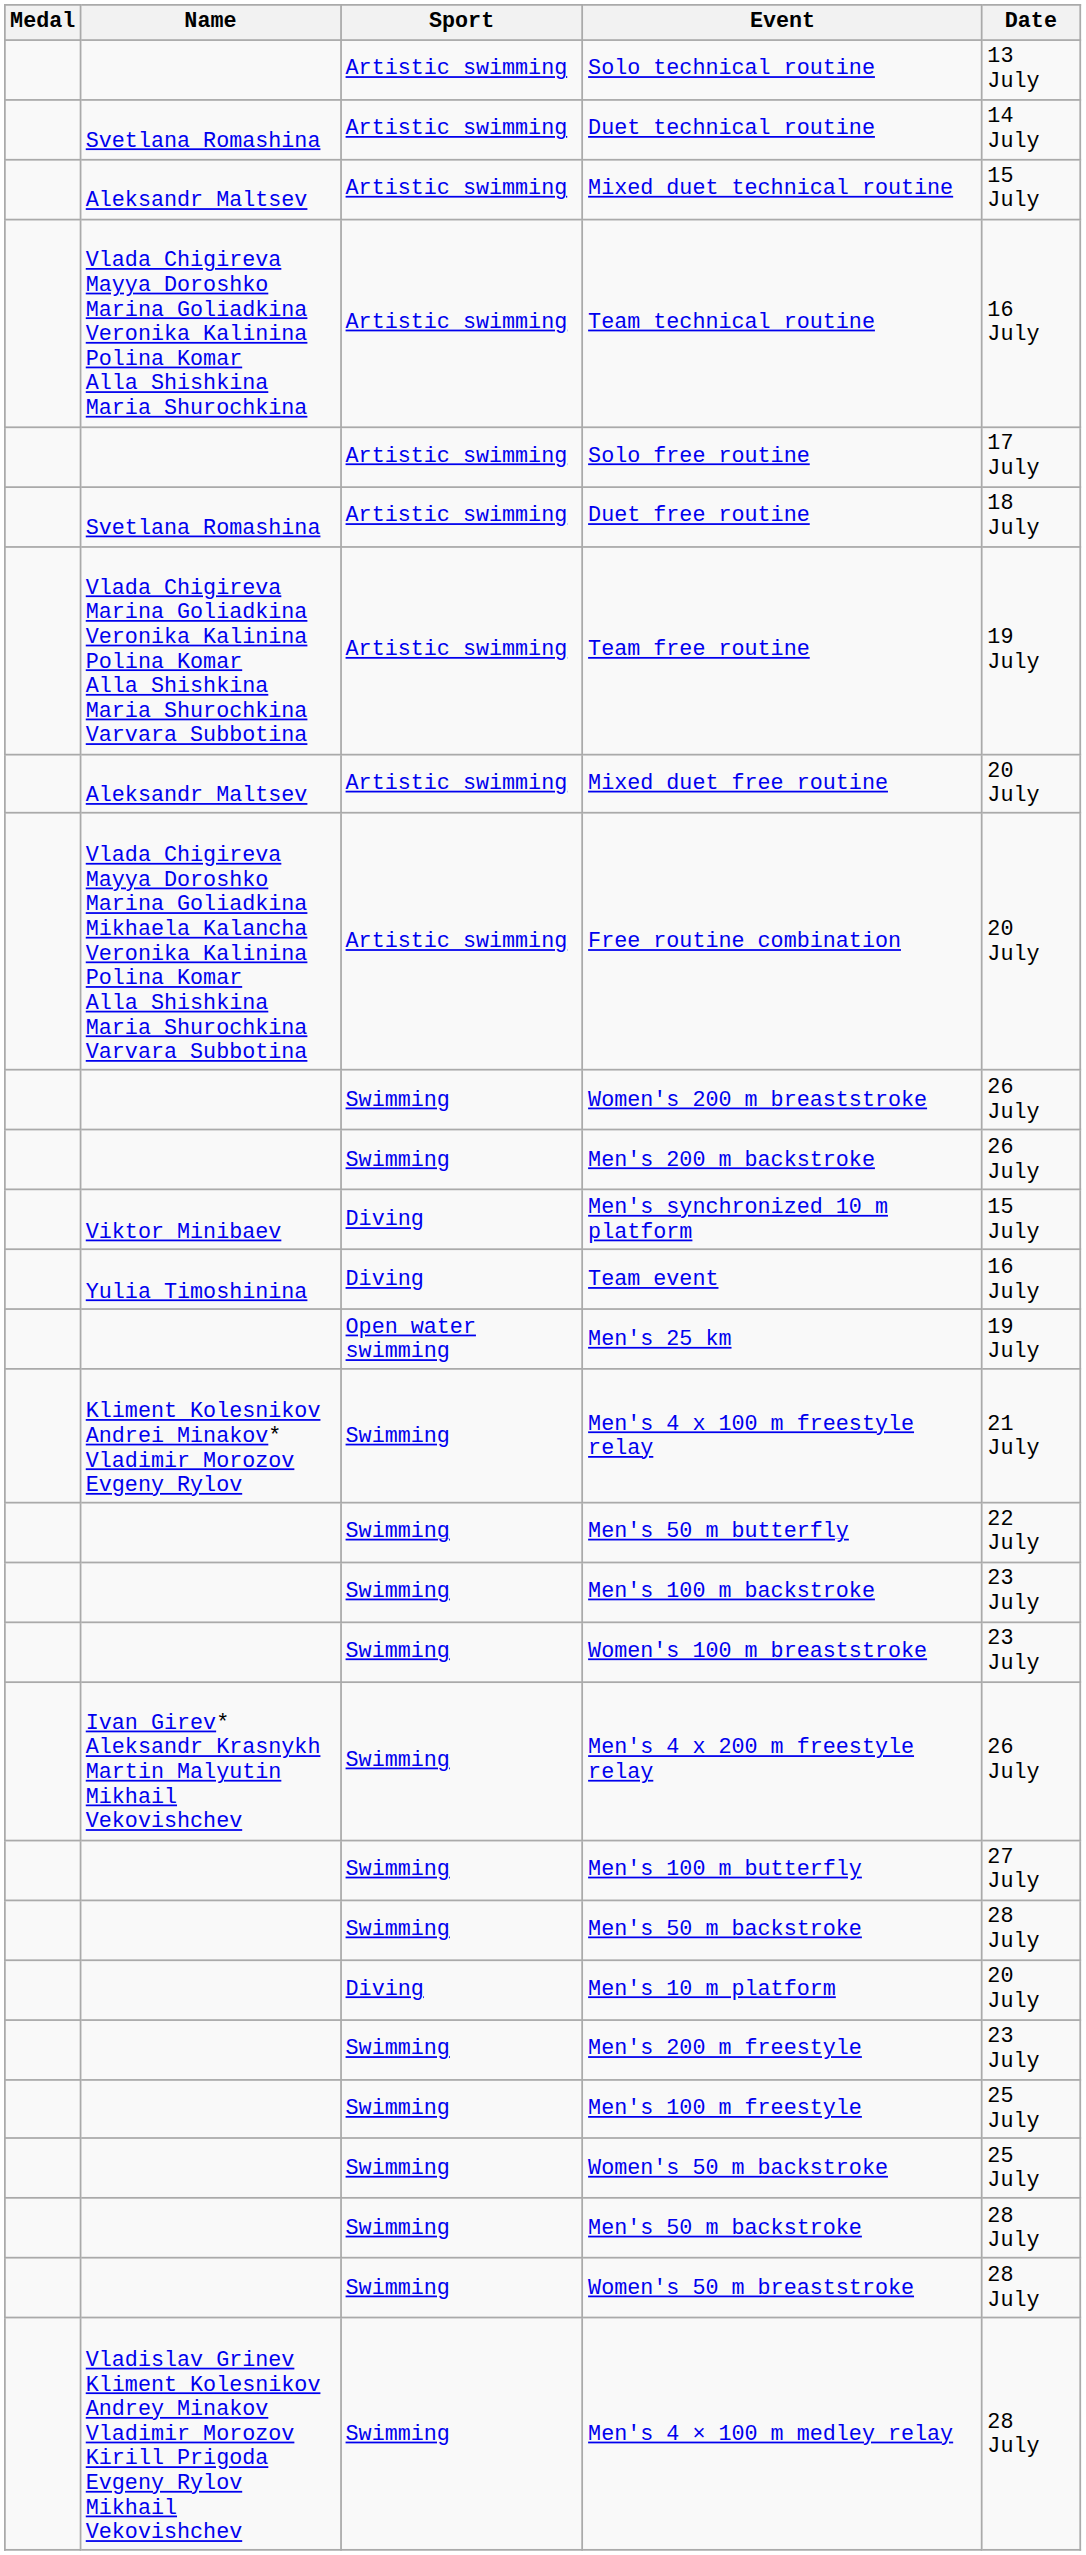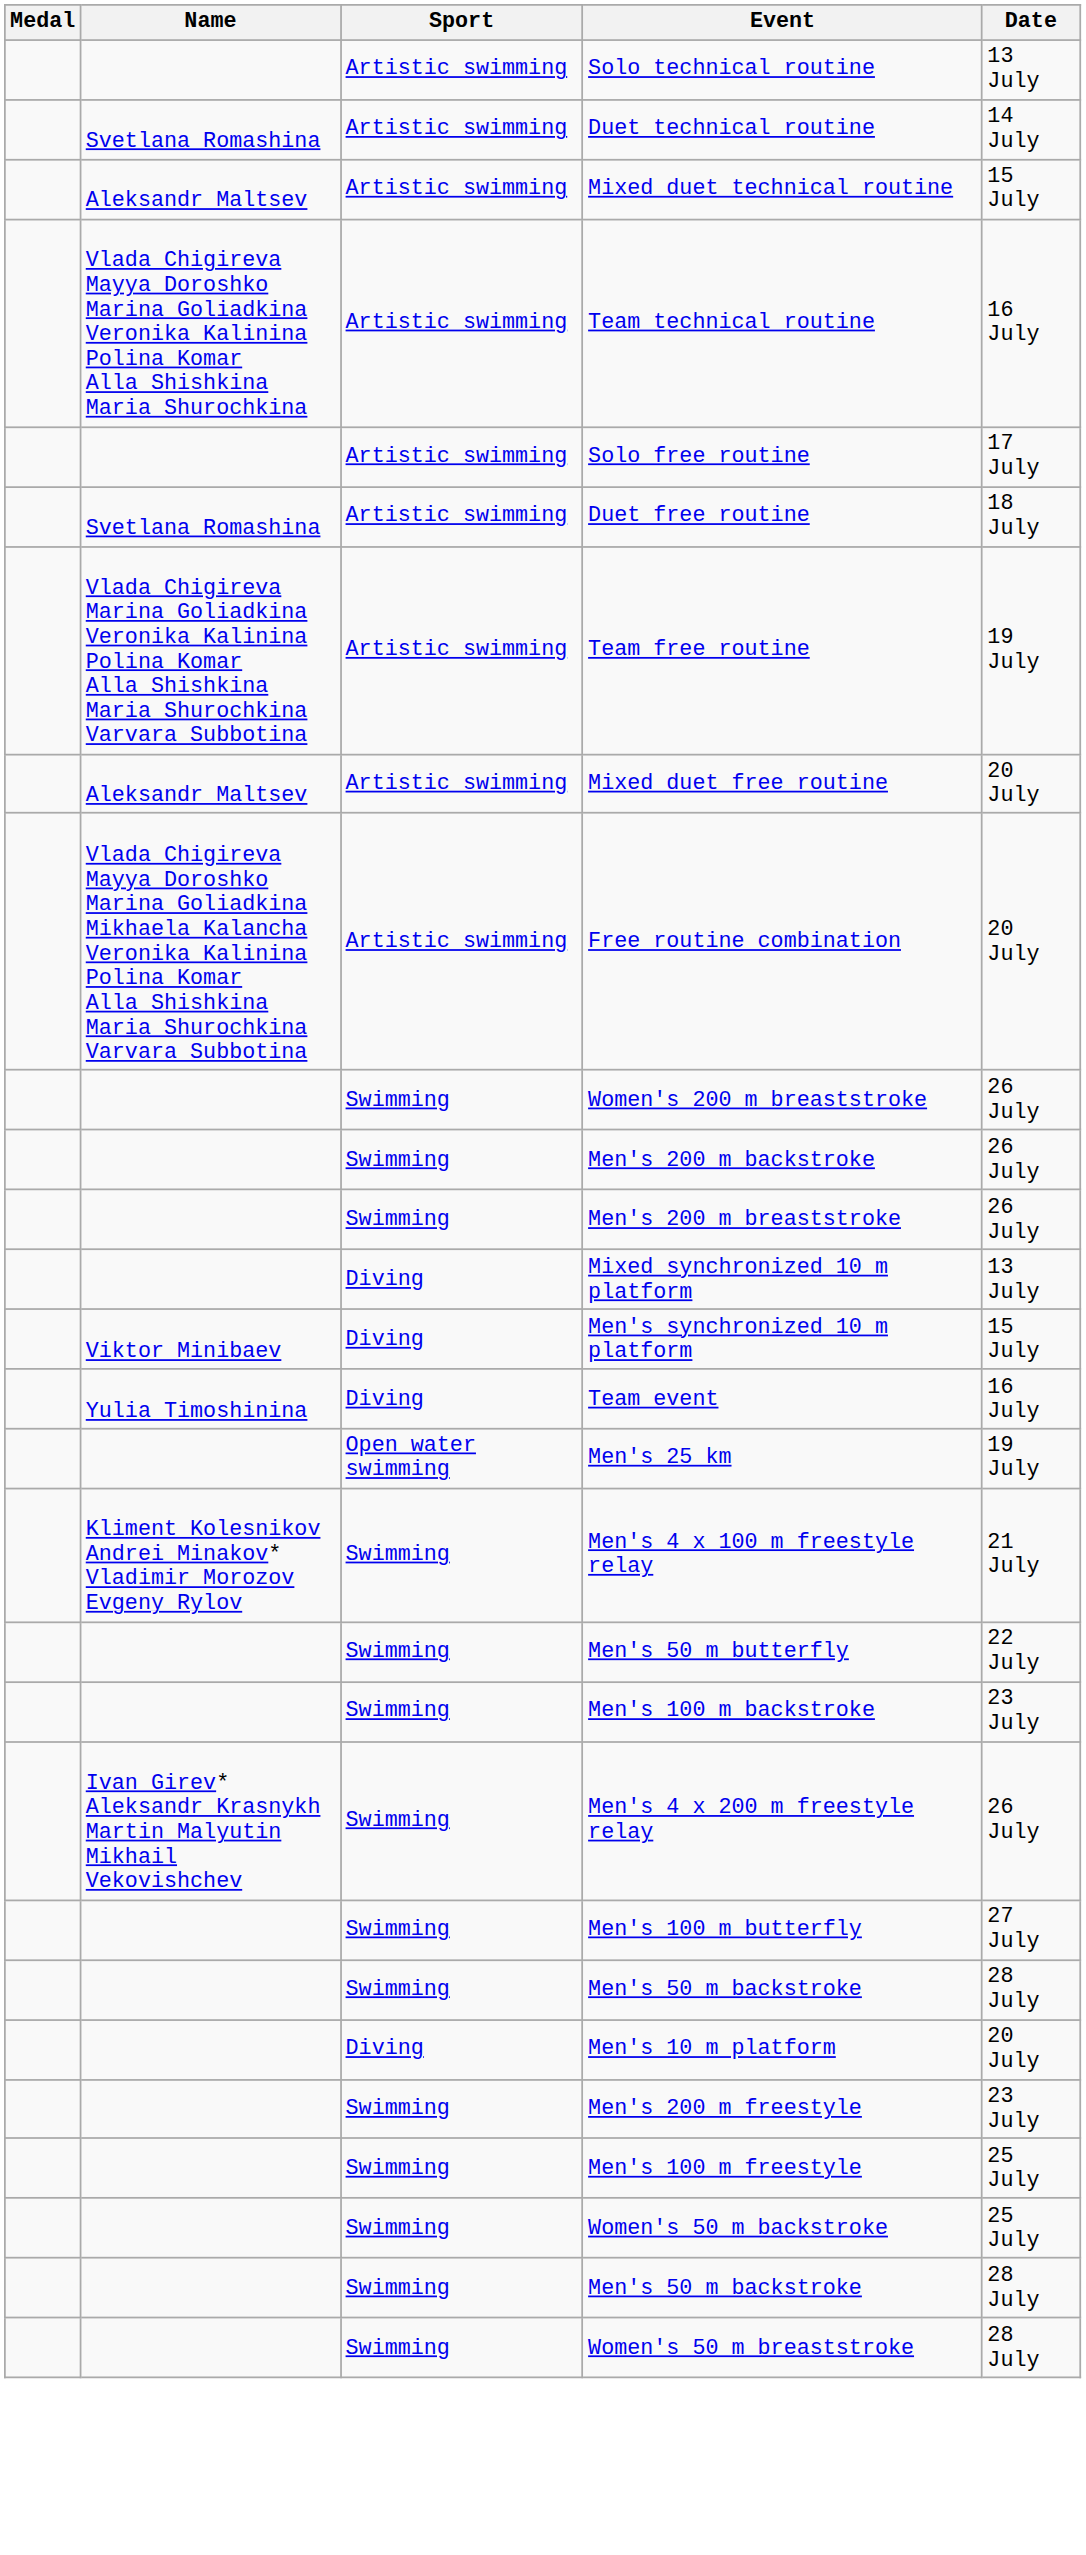+ row: (210, 1220)
+ row: (210, 1280)
- row: (210, 1652)
- row: (203, 2447)
